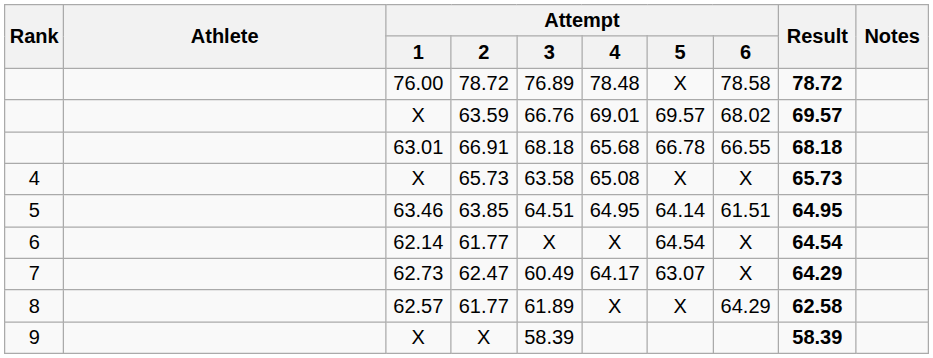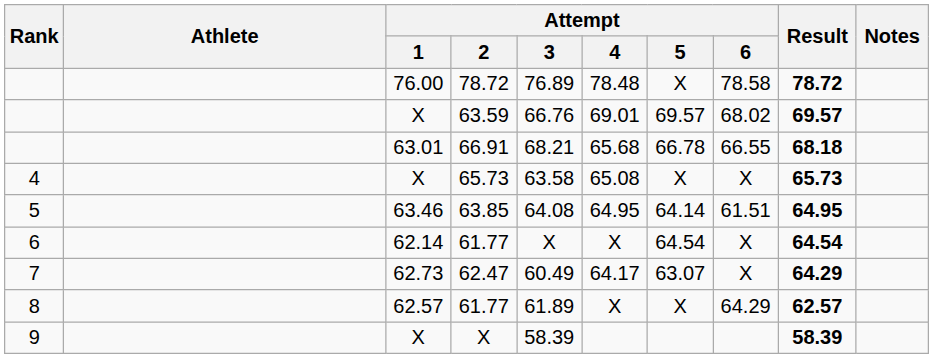(549, 147) 68.18 -> (549, 147) 68.21
(549, 210) 64.51 -> (549, 210) 64.08
(817, 305) 62.58 -> (817, 305) 62.57
